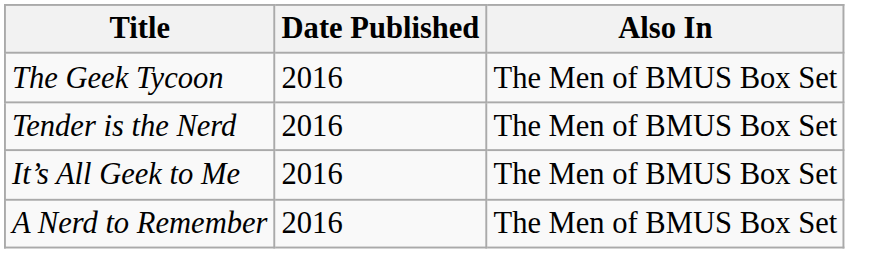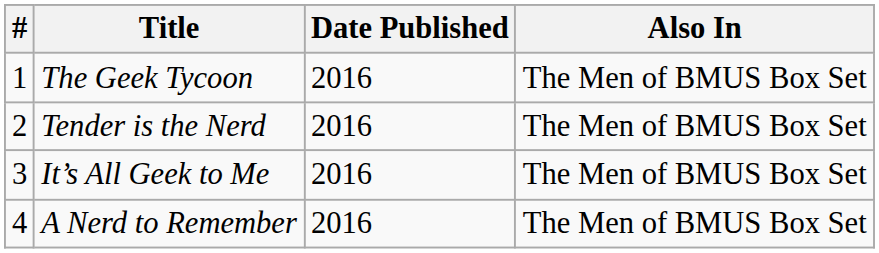+ column: (20, 28)
